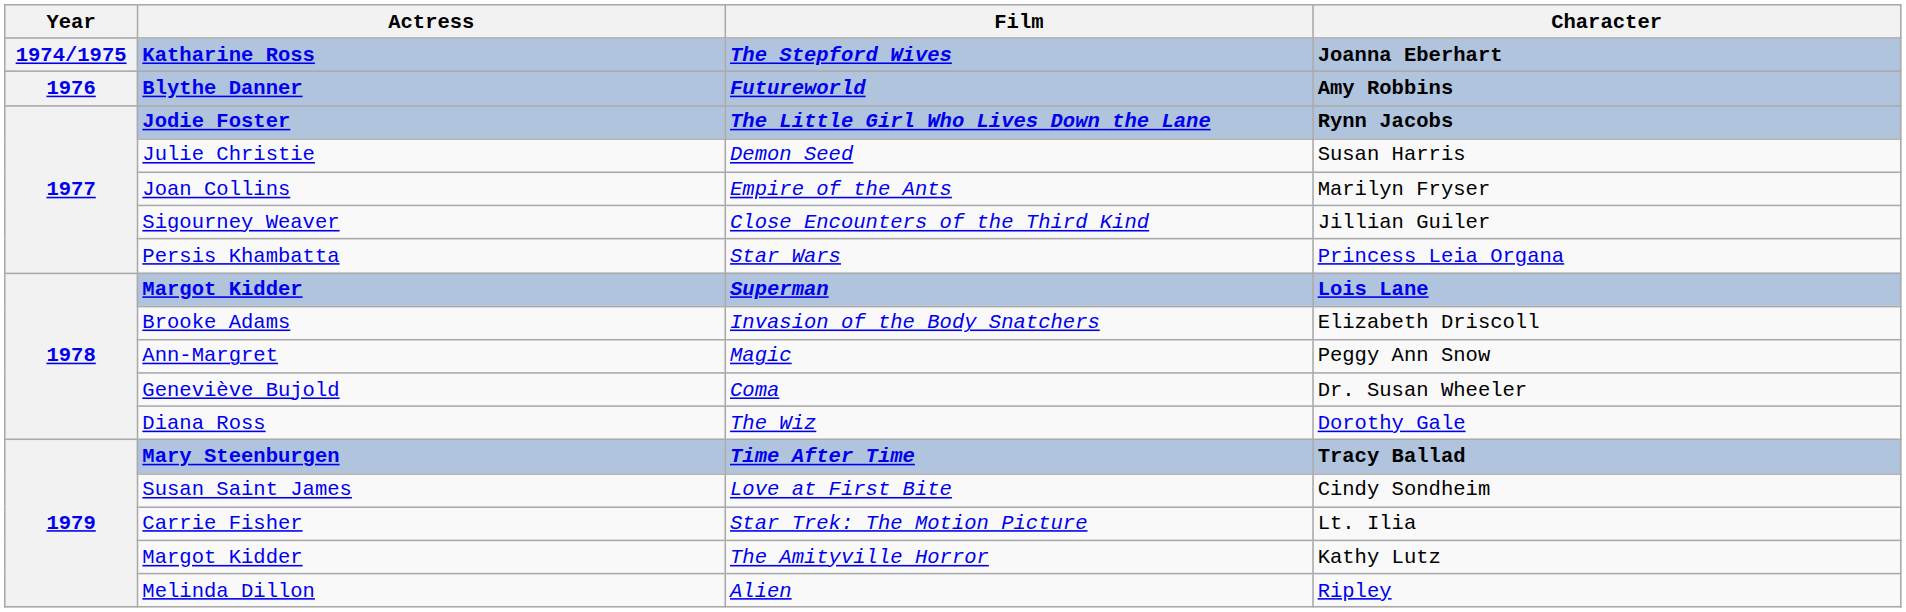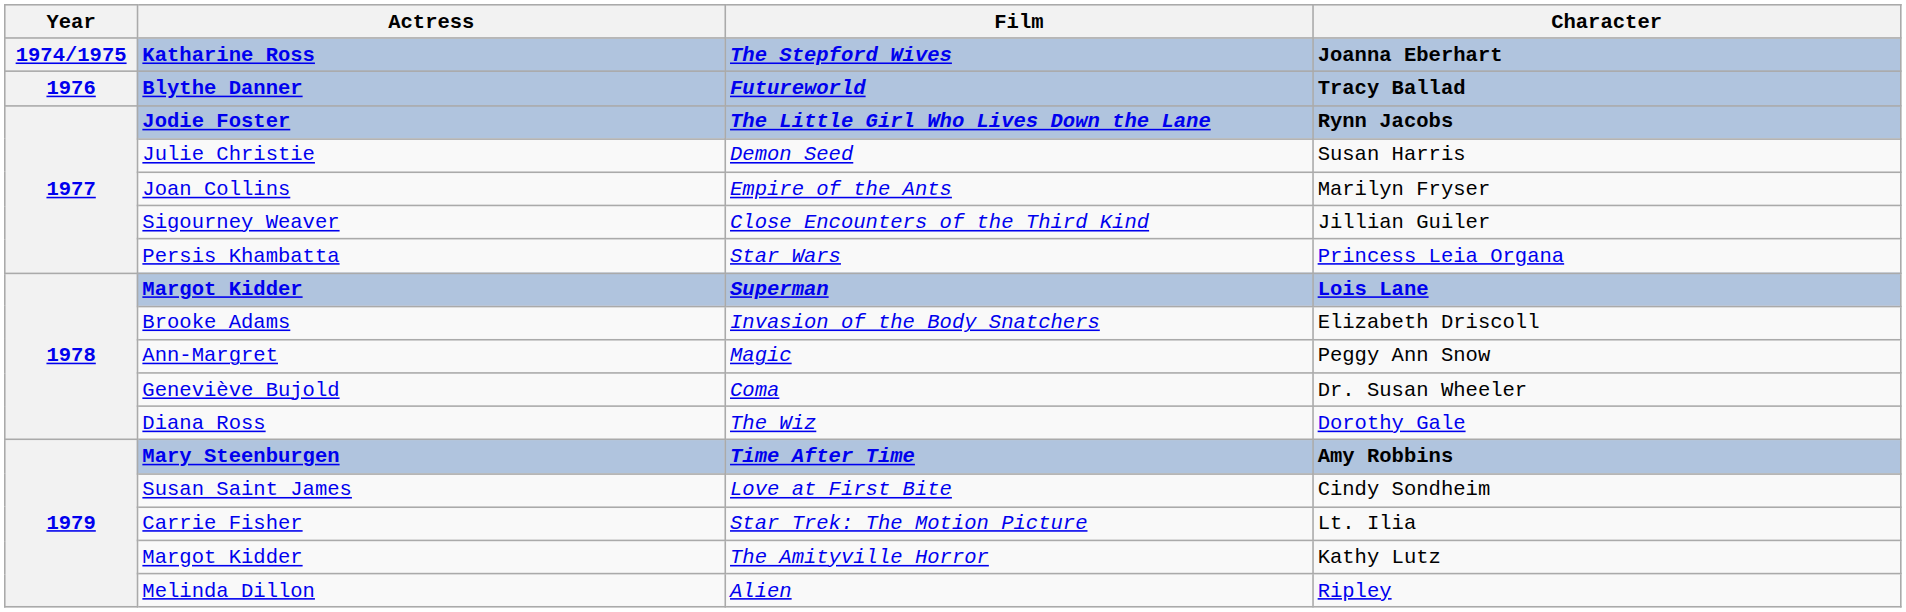(1385, 88) Amy Robbins -> (1392, 88) Tracy Ballad
(1392, 457) Tracy Ballad -> (1385, 457) Amy Robbins
